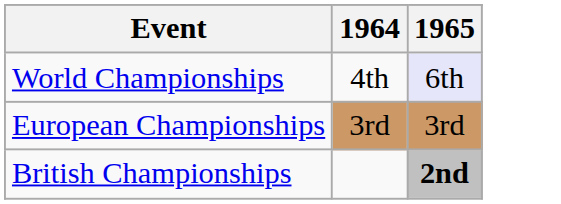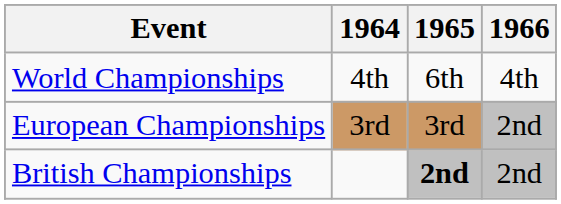+ column: (519, 28)
(444, 76) lavender background -> (444, 76) no background
